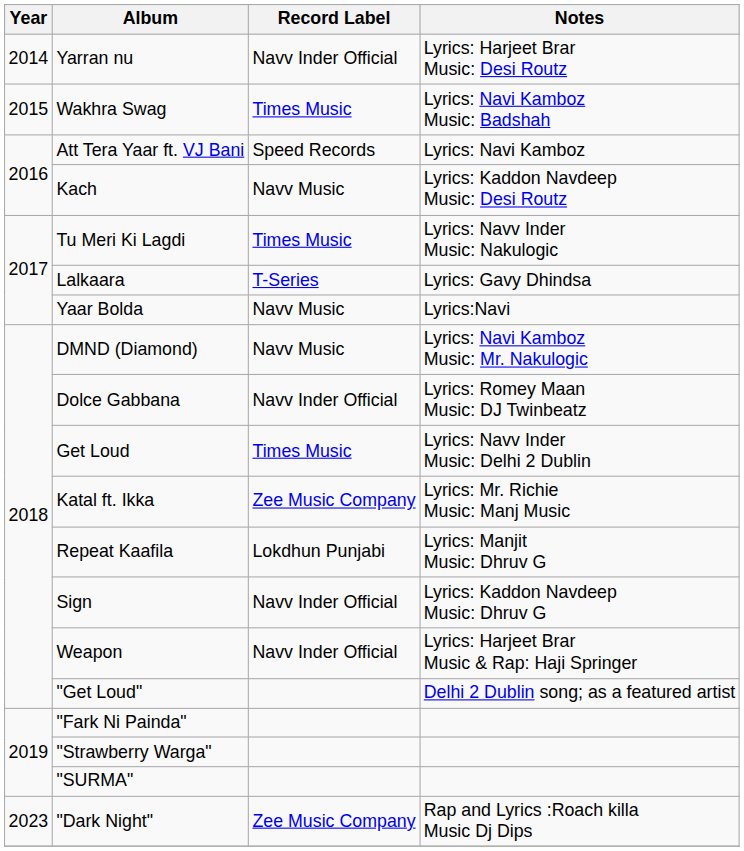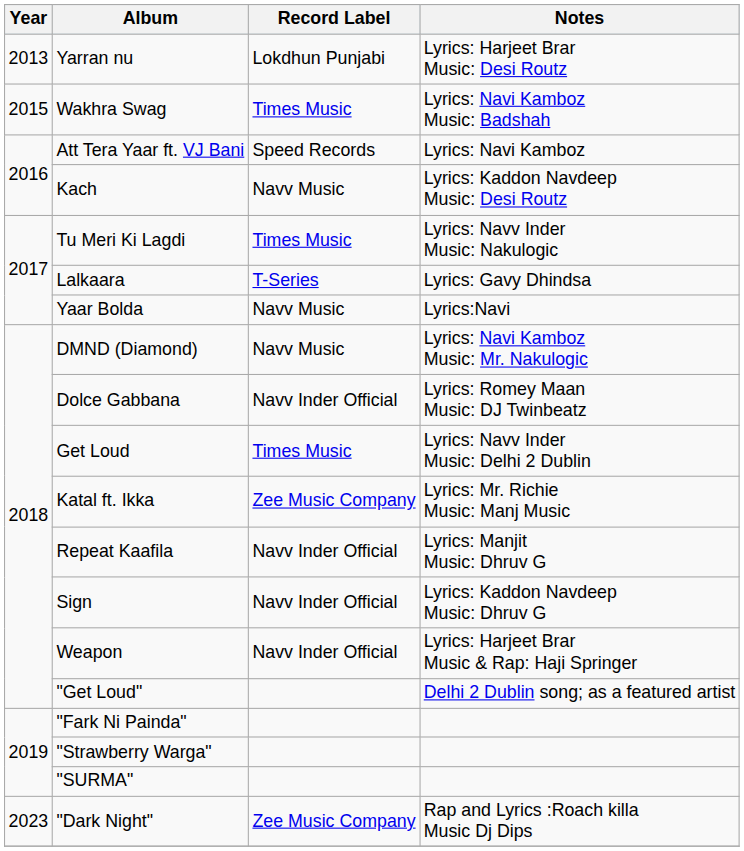(28, 58) 2014 -> (28, 58) 2013
(325, 58) Navv Inder Official -> (319, 58) Lokdhun Punjabi
(319, 551) Lokdhun Punjabi -> (325, 551) Navv Inder Official
